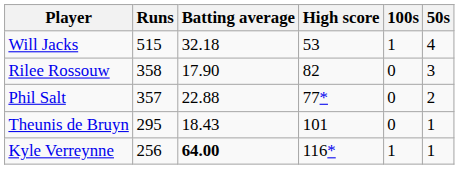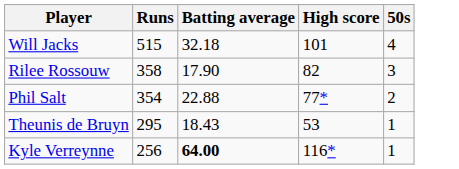- column: (403, 17)
(311, 44) 53 -> (315, 44) 101
(149, 97) 357 -> (149, 97) 354
(315, 124) 101 -> (311, 124) 53
